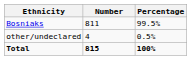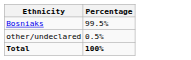- column: (109, 11)
